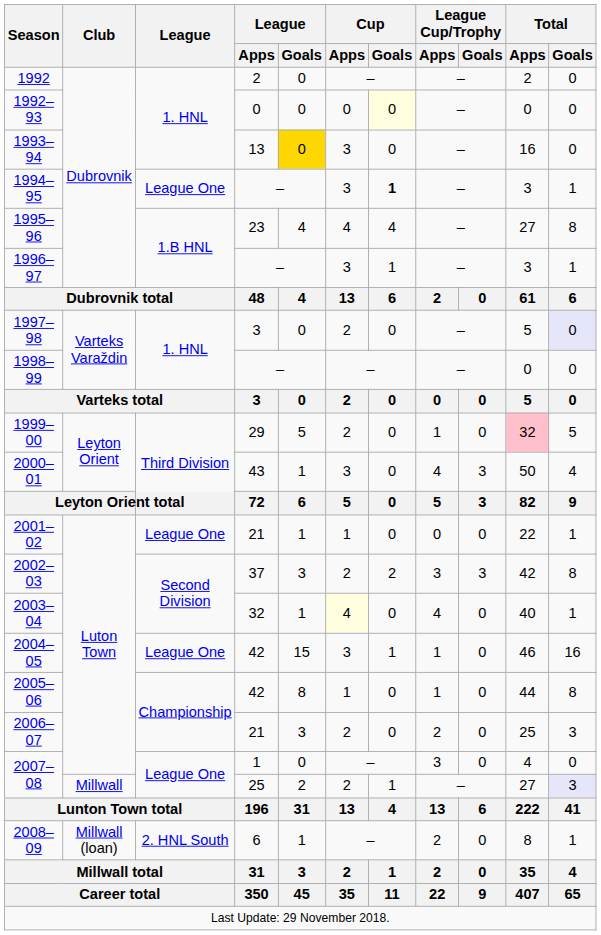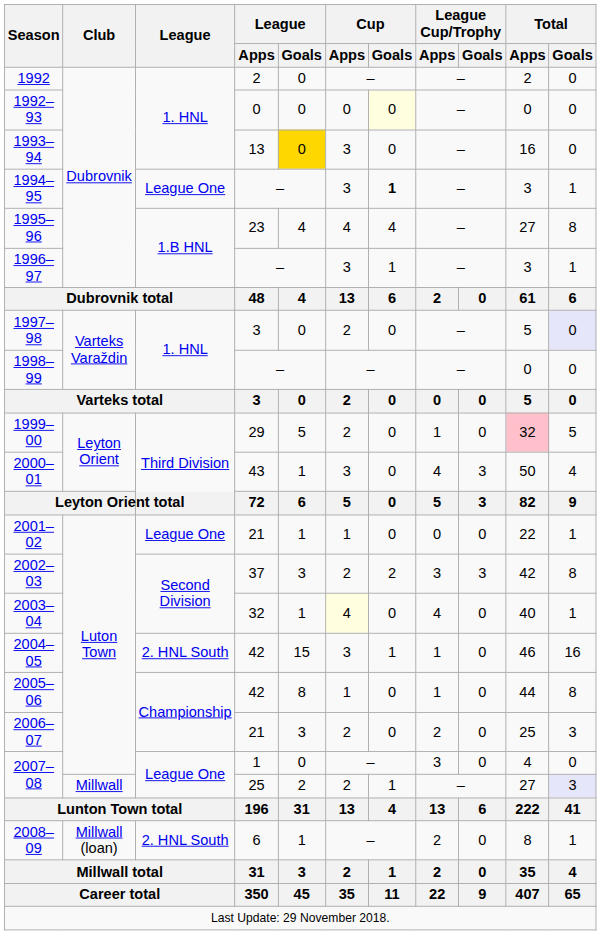(185, 652) League One -> (185, 652) 2. HNL South
